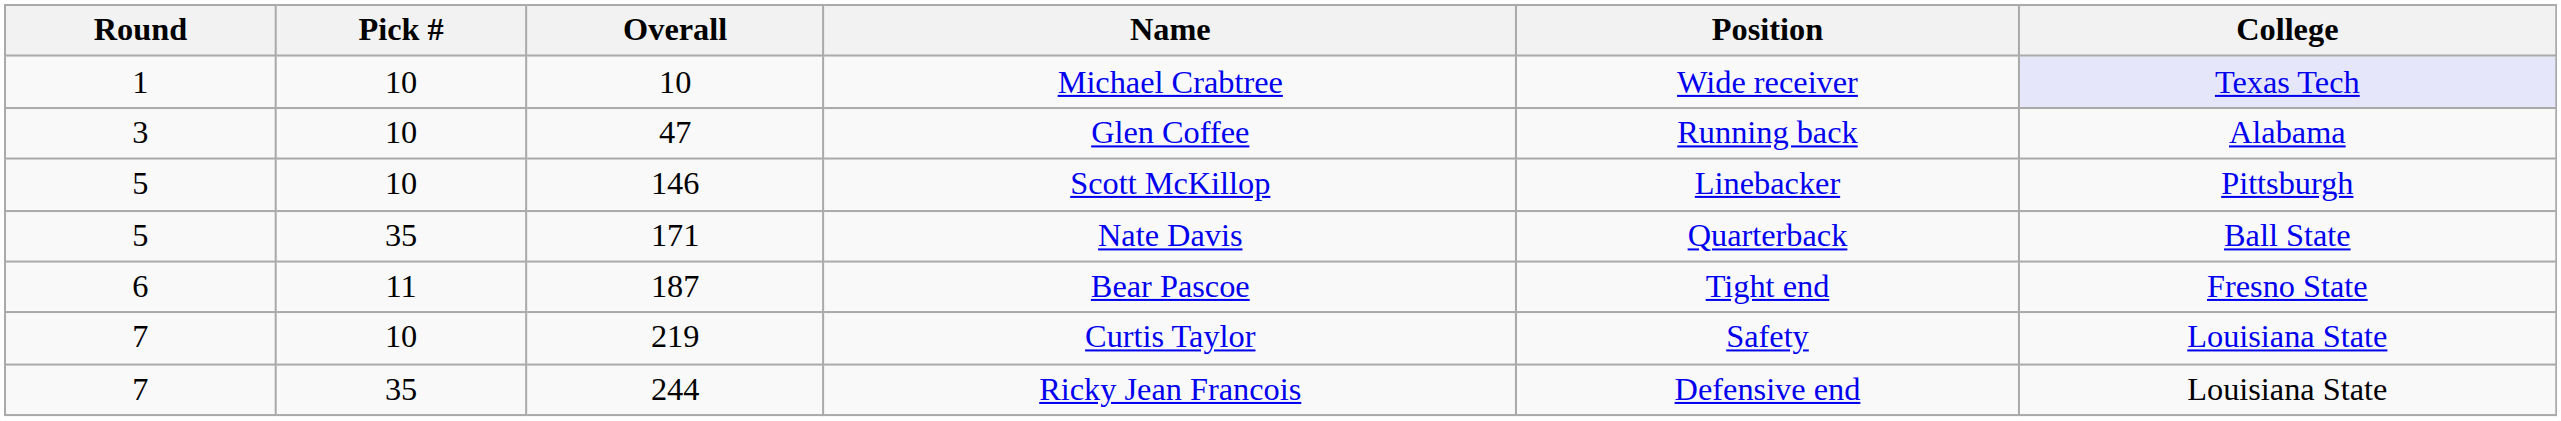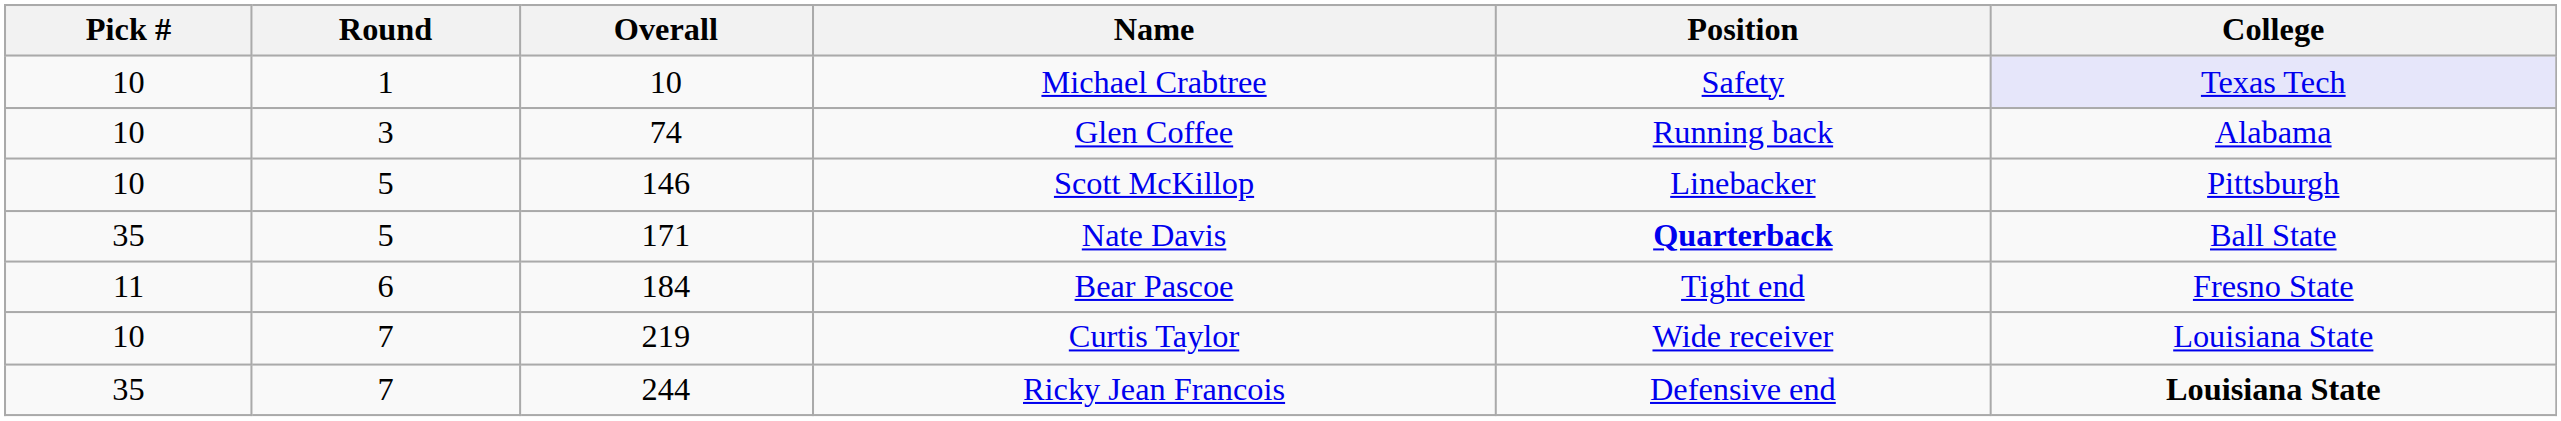columns swapped: (140, 30) <-> (401, 30)
(1767, 81) Wide receiver -> (1743, 81) Safety
(675, 132) 47 -> (666, 132) 74
(1767, 235) normal -> (1743, 235) bold
(675, 286) 187 -> (666, 286) 184
(1767, 337) Safety -> (1743, 337) Wide receiver
(2287, 388) normal -> (2273, 388) bold
